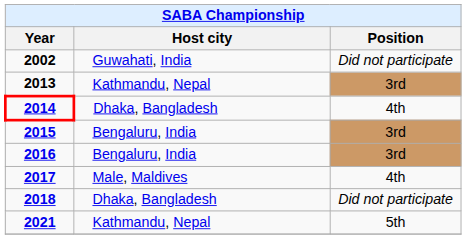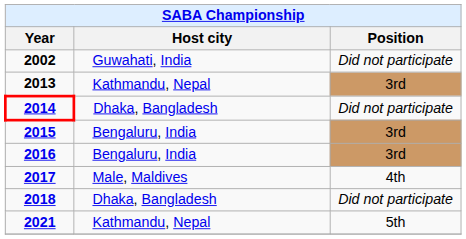(396, 107) 4th -> (396, 107) Did not participate
